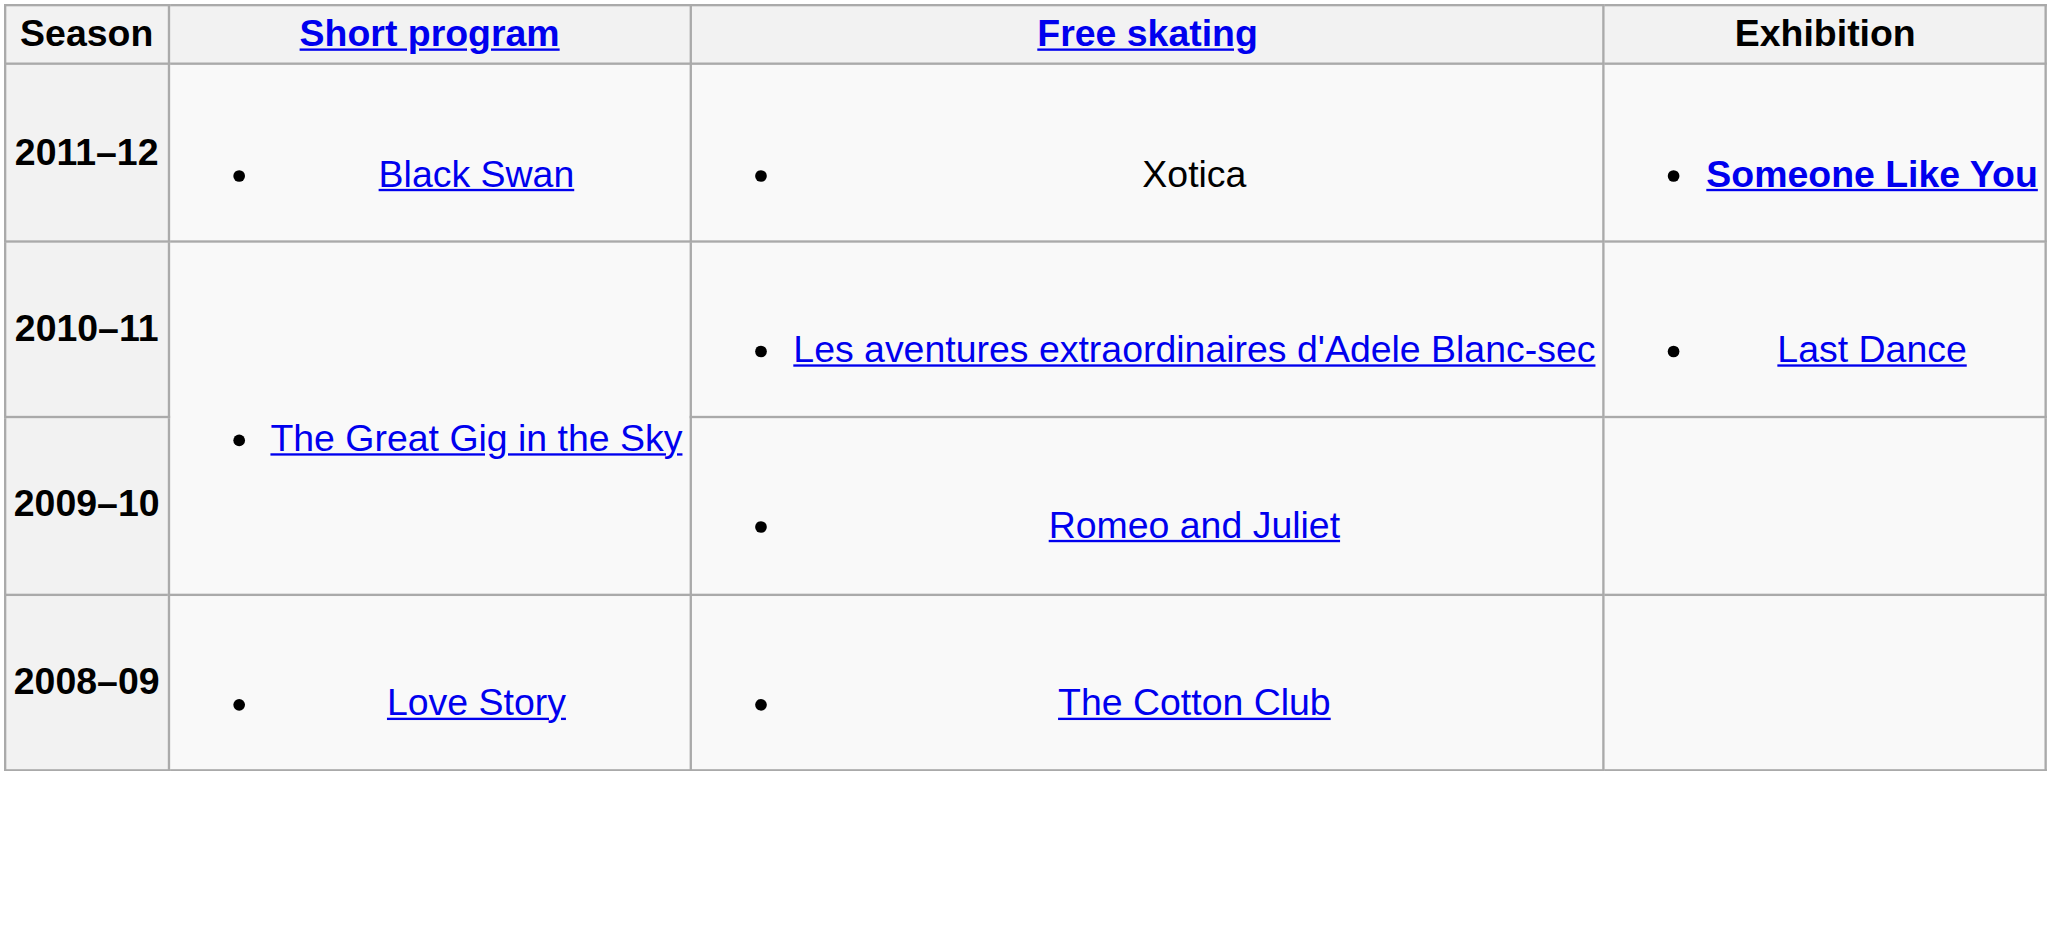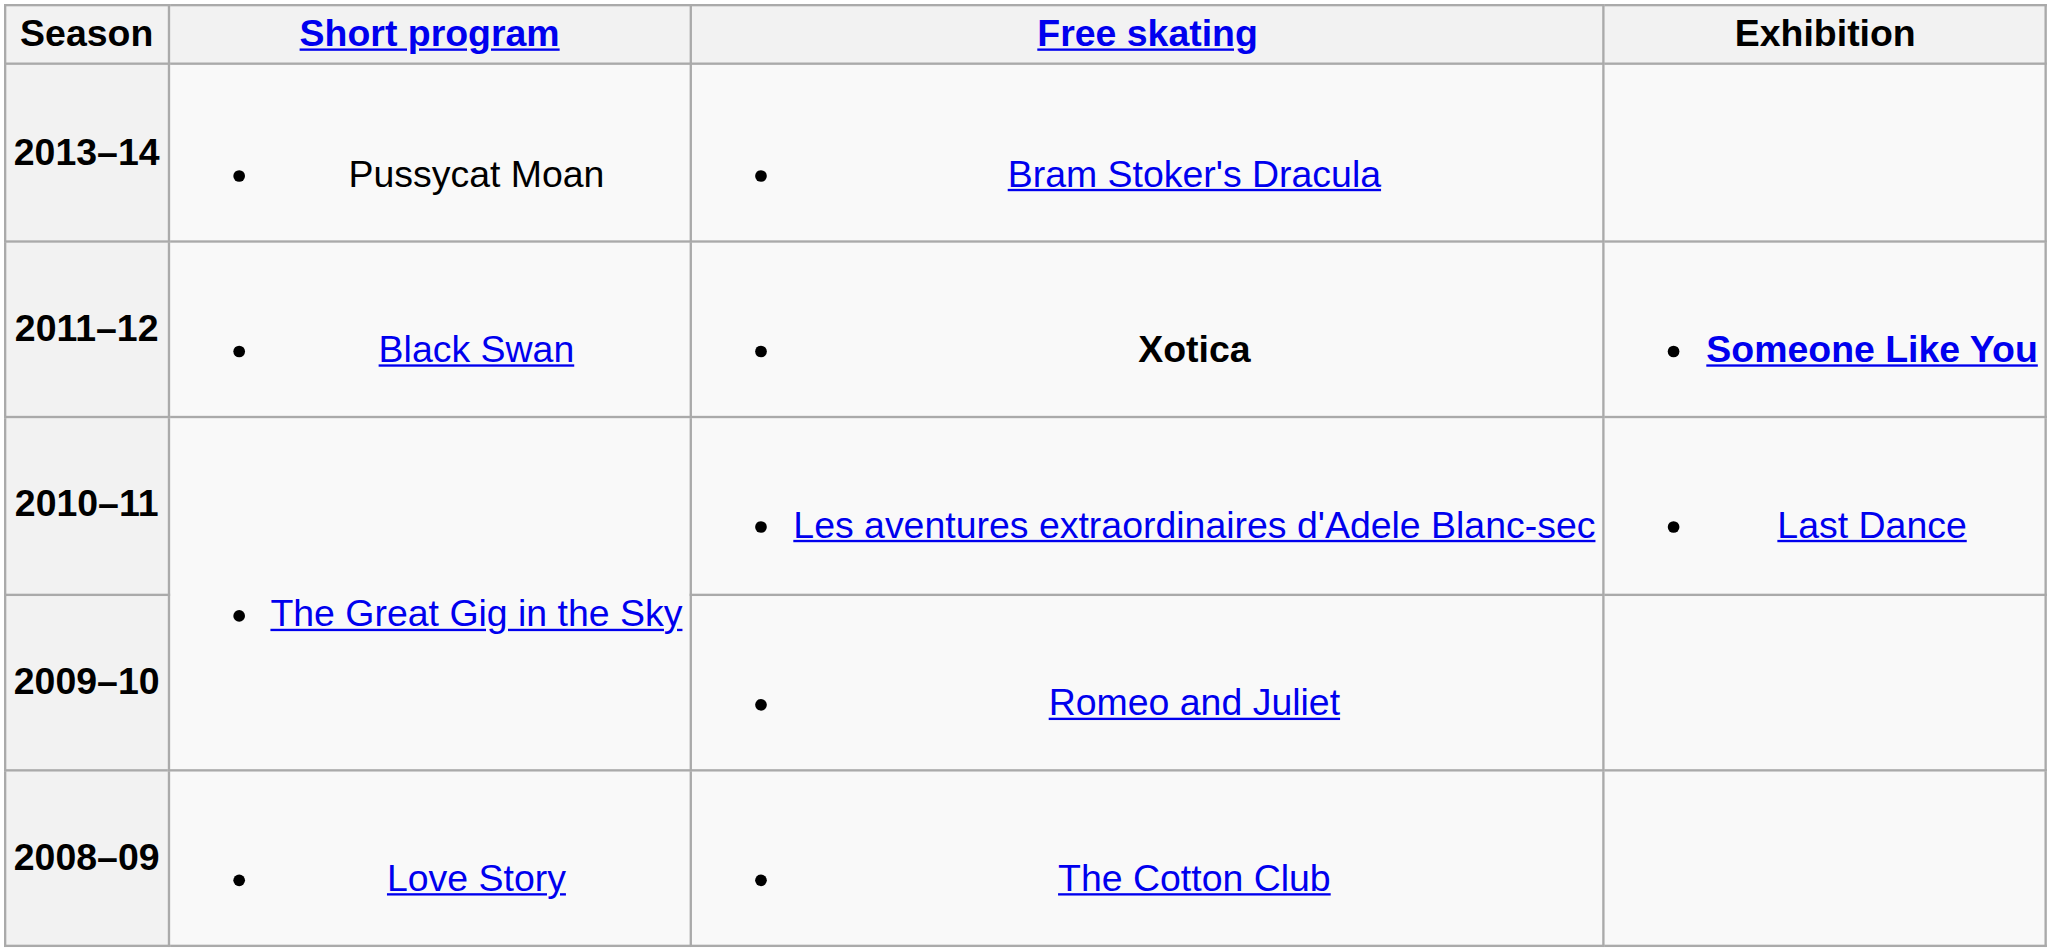+ row: (87, 152)
(1148, 174) normal -> (1148, 350) bold
